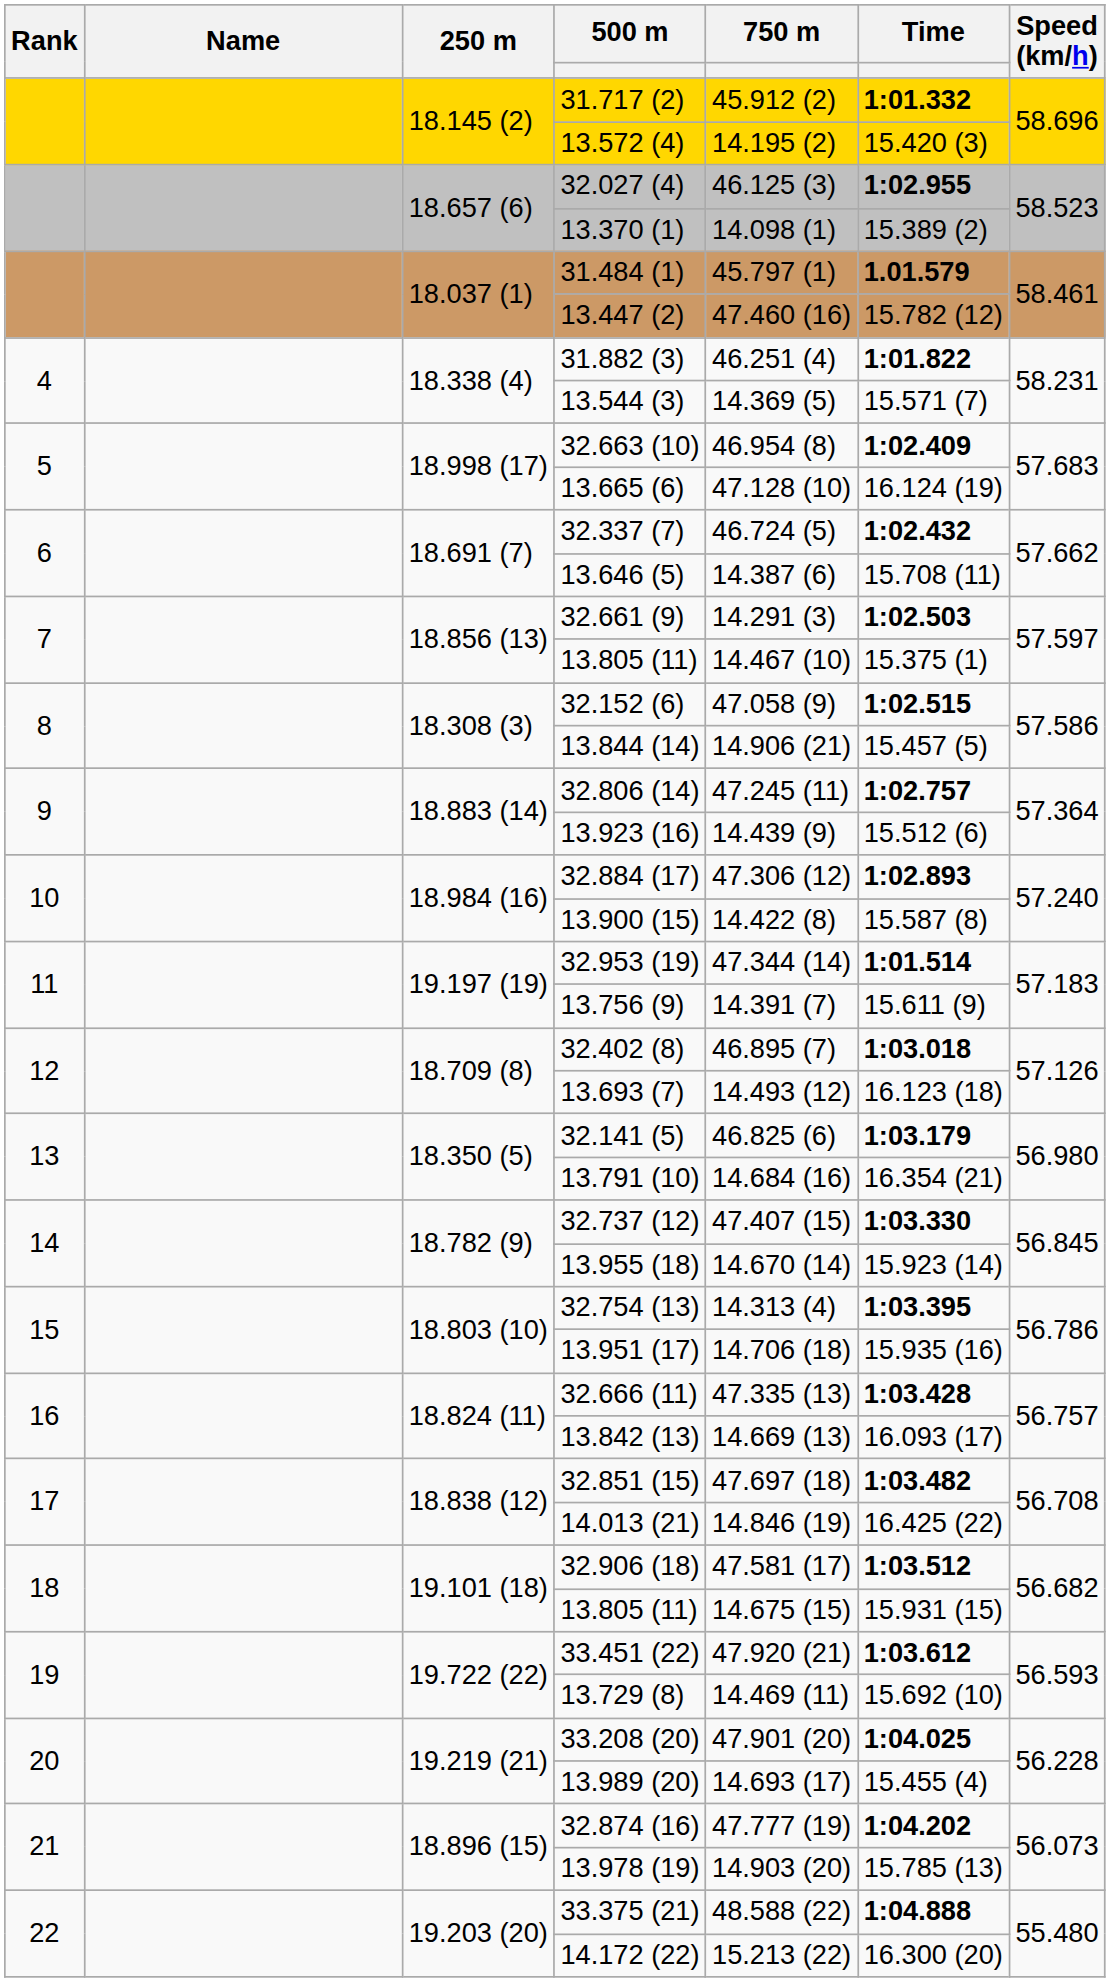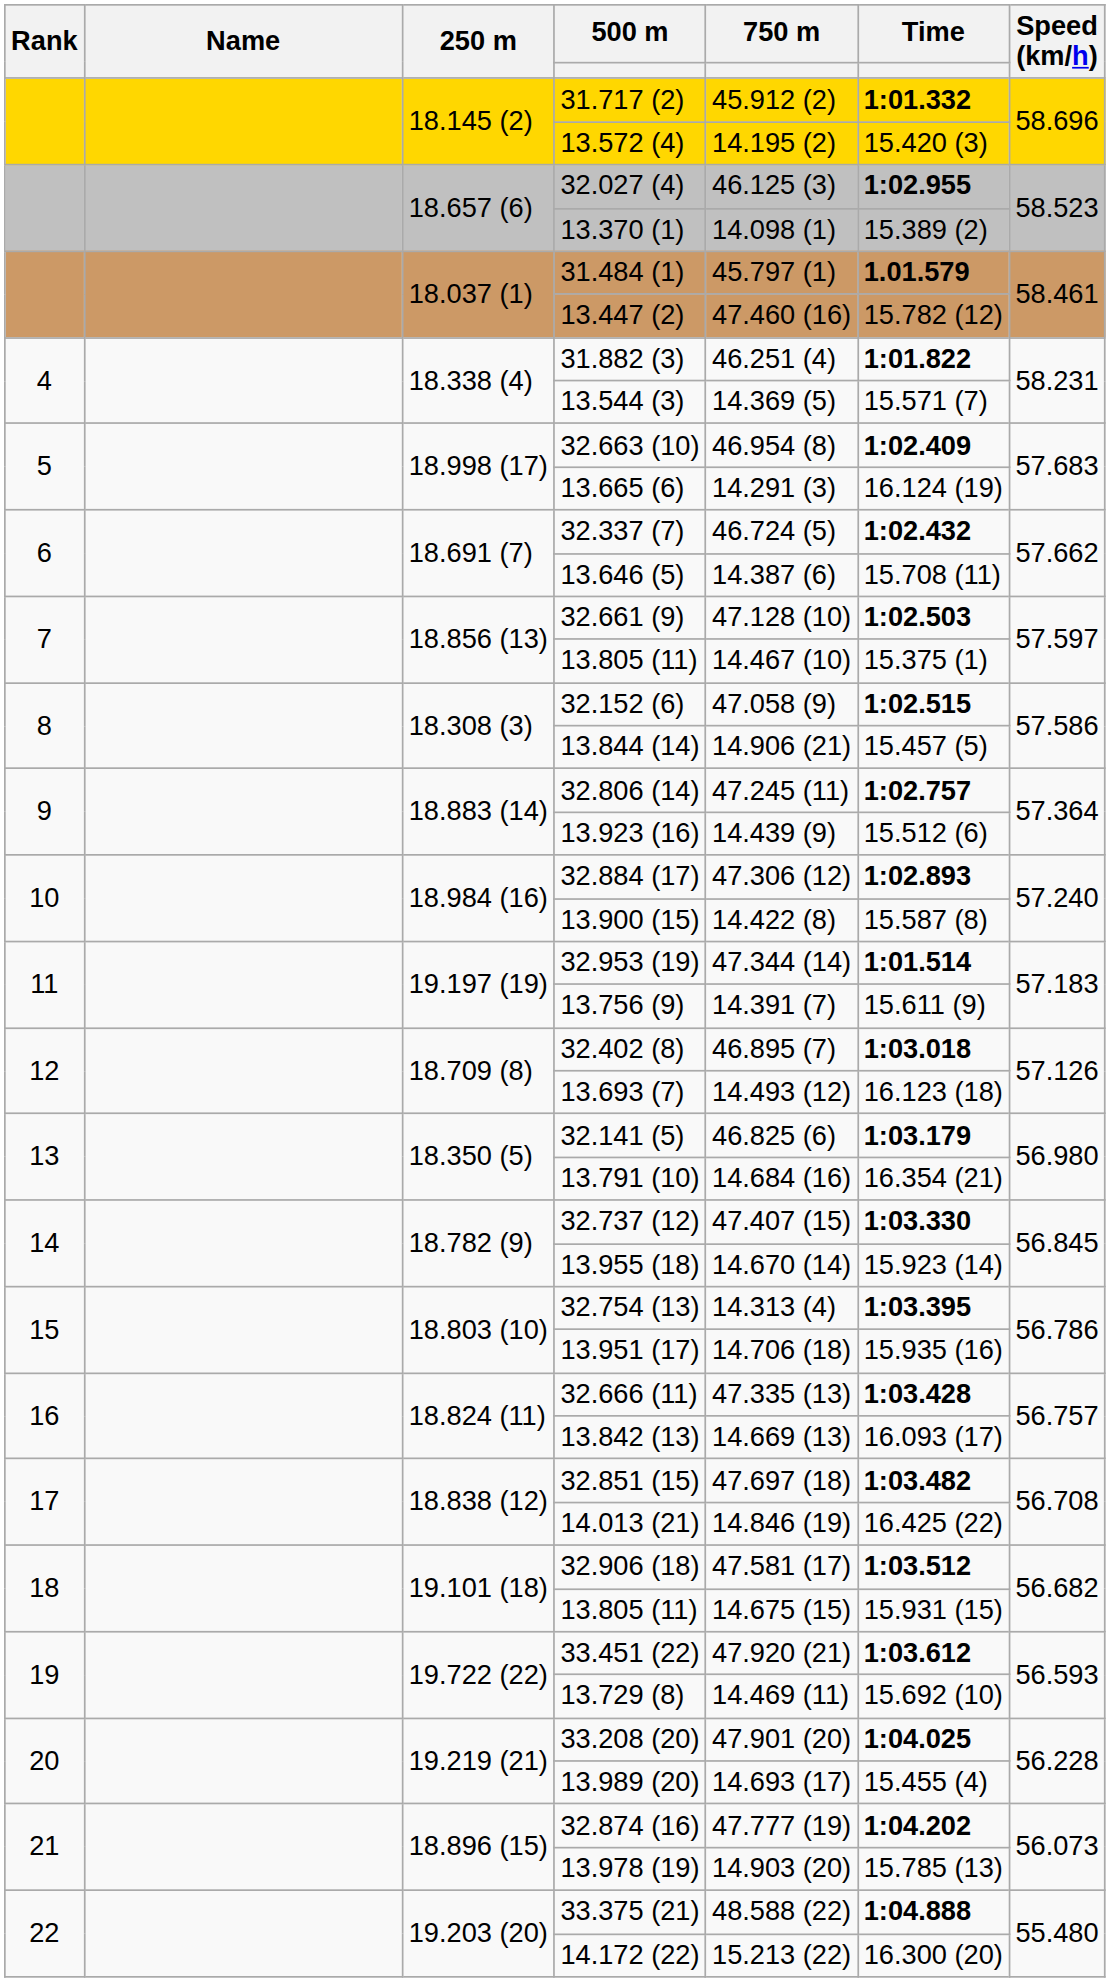(782, 488) 47.128 (10) -> (774, 488) 14.291 (3)
(774, 617) 14.291 (3) -> (782, 617) 47.128 (10)
